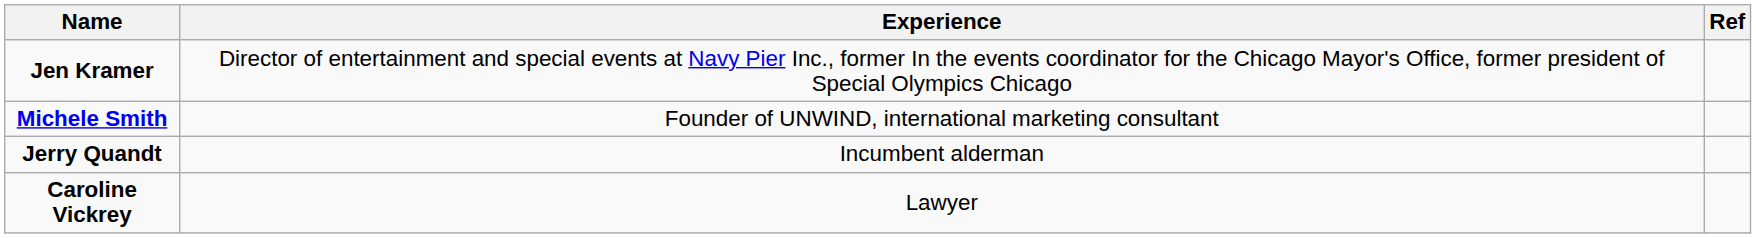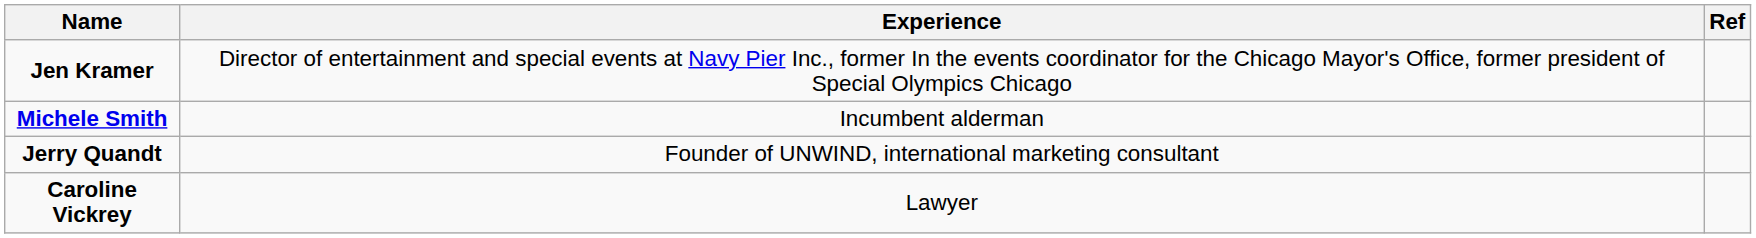(942, 118) Founder of UNWIND, international marketing consultant -> (942, 118) Incumbent alderman
(942, 154) Incumbent alderman -> (942, 154) Founder of UNWIND, international marketing consultant
